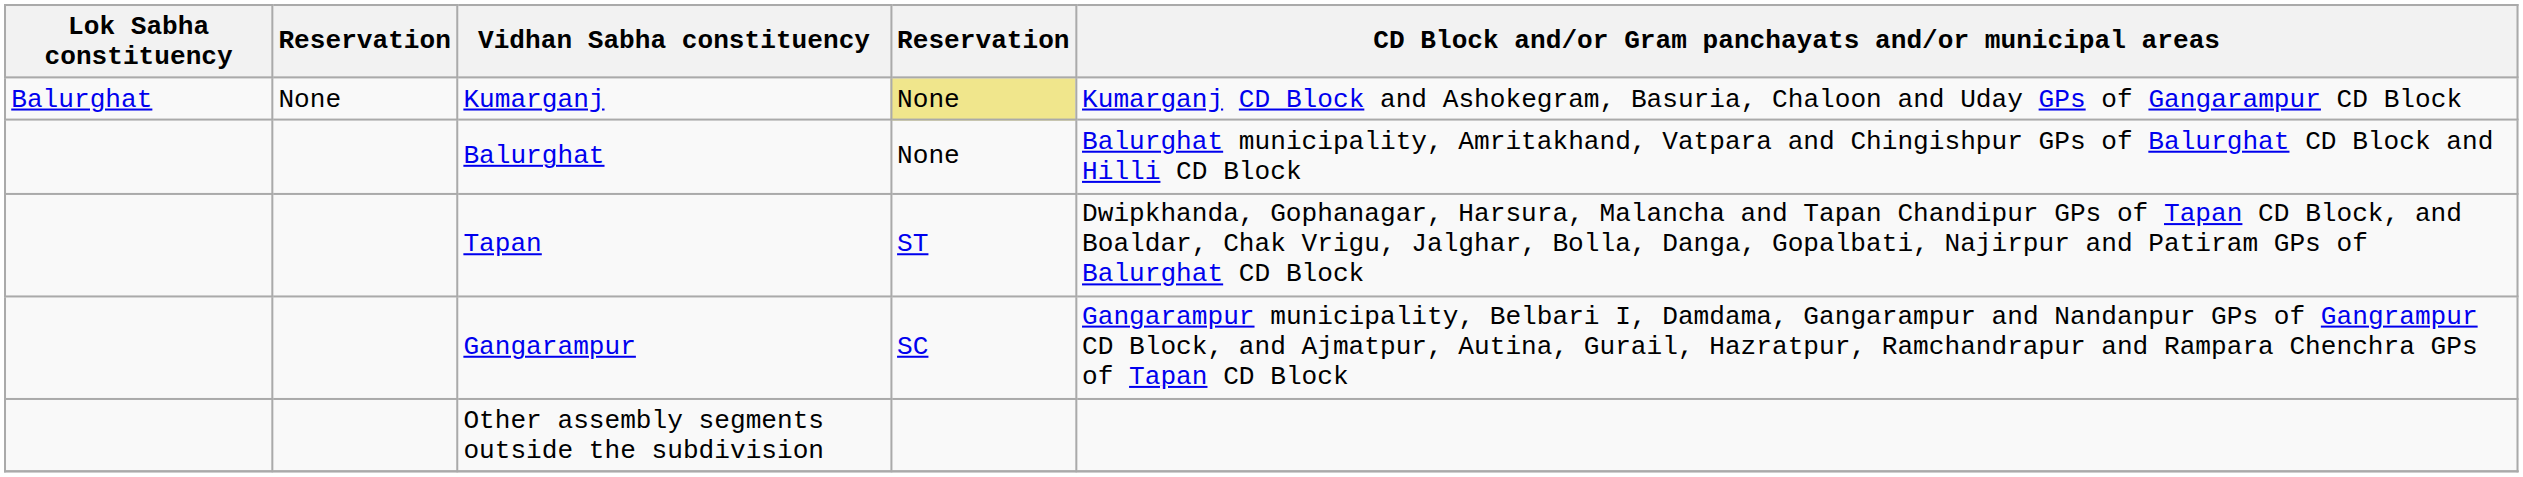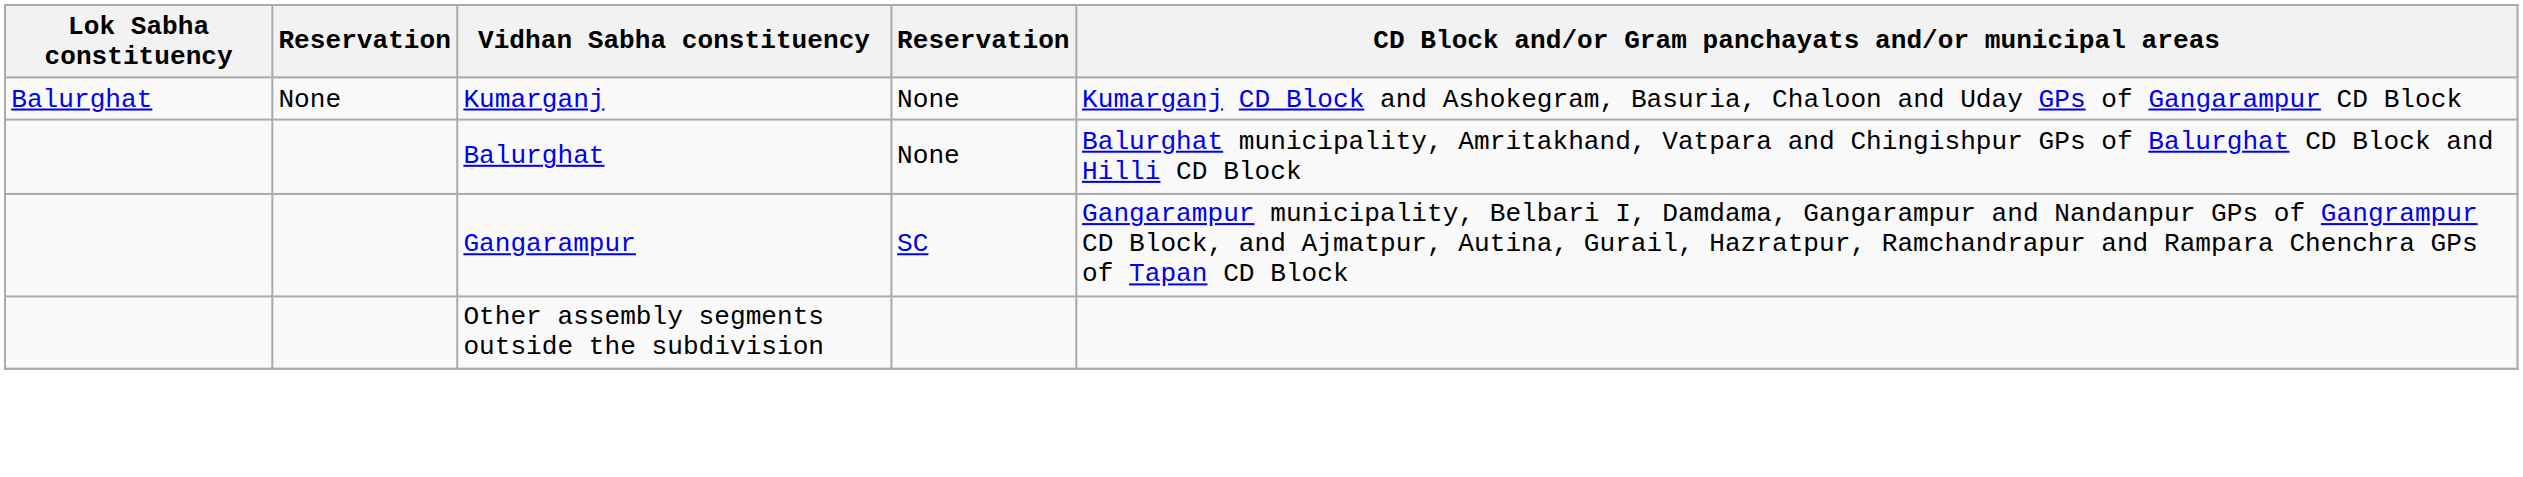(928, 99) khaki background -> (928, 99) no background
- row: (503, 245)
